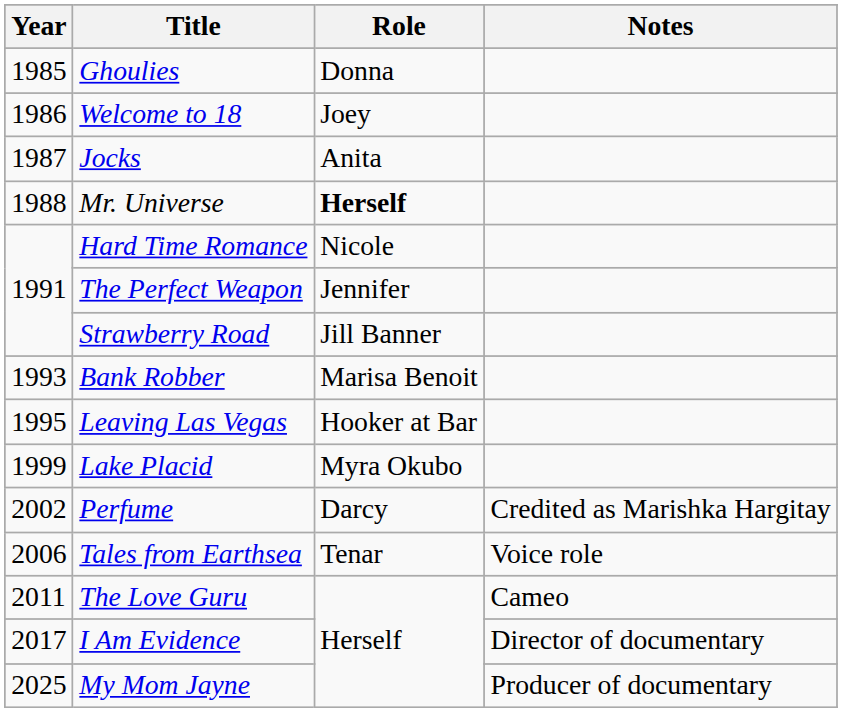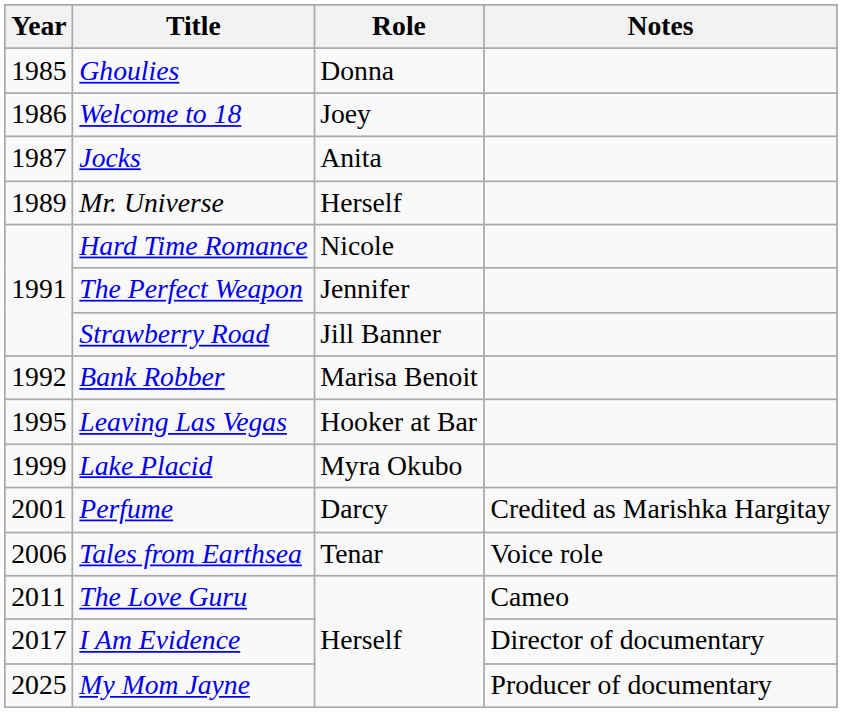(39, 202) 1988 -> (39, 202) 1989
(363, 202) bold -> (361, 202) normal
(39, 377) 1993 -> (39, 377) 1992
(39, 509) 2002 -> (39, 509) 2001
